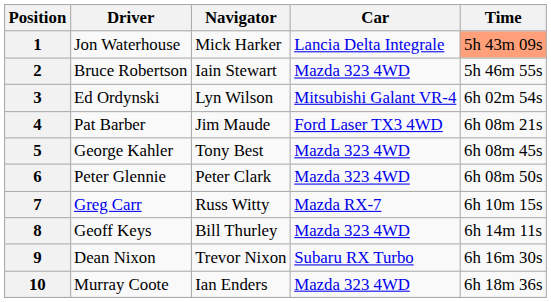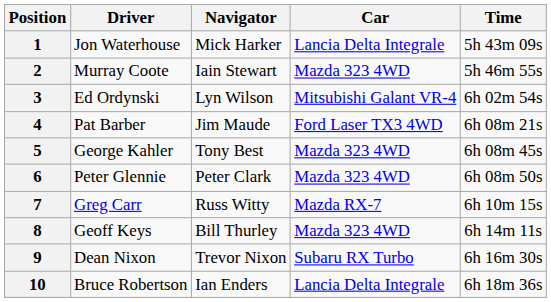(503, 44) lightsalmon background -> (503, 44) no background
(131, 71) Bruce Robertson -> (121, 71) Murray Coote
(121, 284) Murray Coote -> (131, 284) Bruce Robertson
(352, 284) Mazda 323 4WD -> (369, 284) Lancia Delta Integrale
